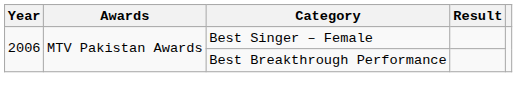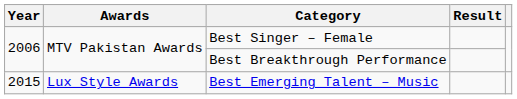+ row: (324, 82)
